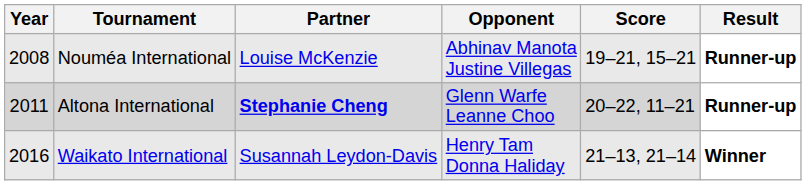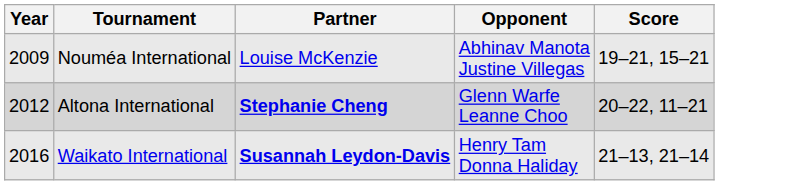- column: (751, 19)
(29, 58) 2008 -> (29, 58) 2009
(29, 107) 2011 -> (29, 107) 2012
(338, 156) normal -> (345, 156) bold
